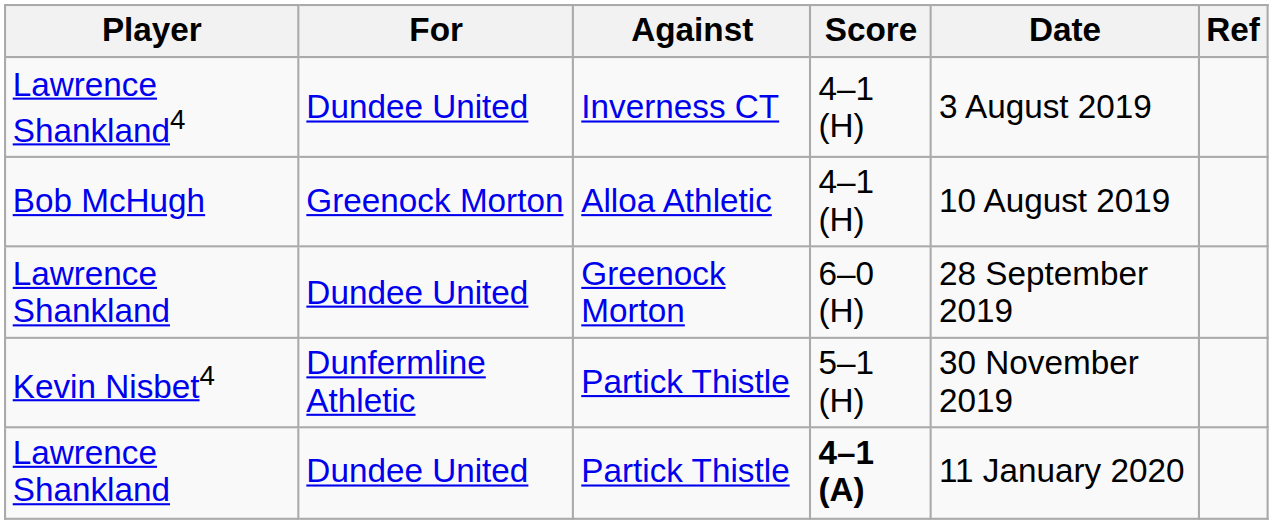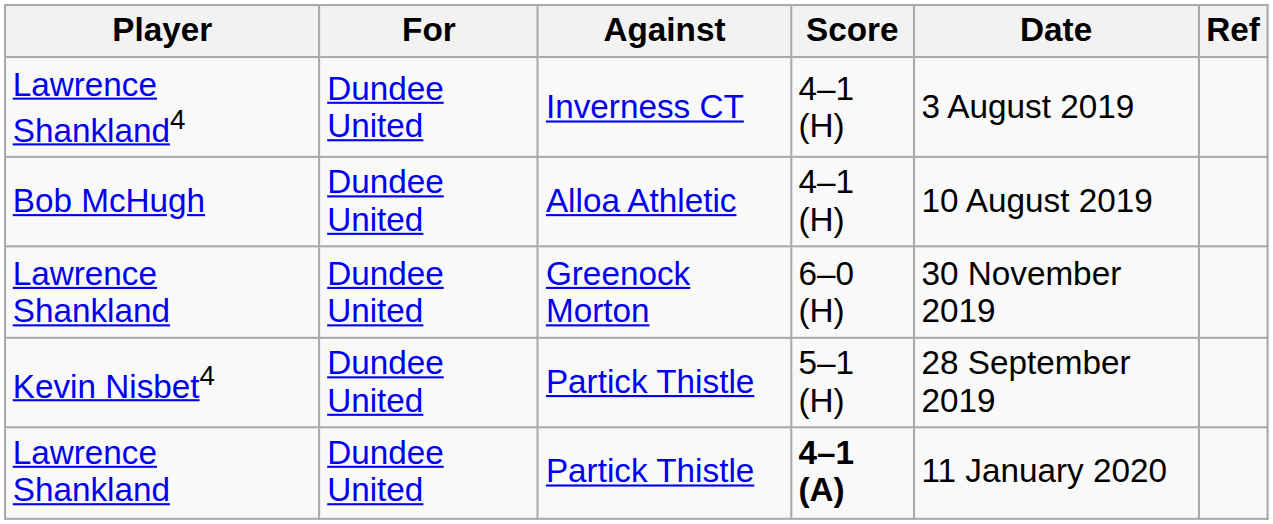(435, 201) Greenock Morton -> (385, 201) Dundee United
(1044, 291) 28 September 2019 -> (1021, 291) 30 November 2019
(396, 382) Dunfermline Athletic -> (385, 382) Dundee United
(1039, 382) 30 November 2019 -> (1026, 382) 28 September 2019
